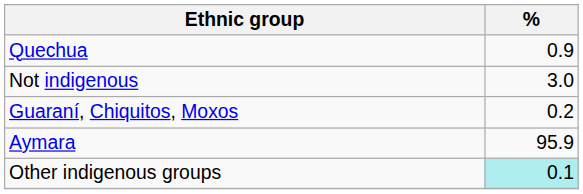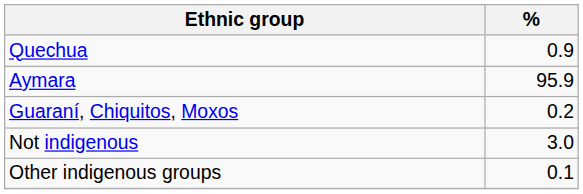rows swapped: (42, 142) <-> (74, 81)
(560, 173) paleturquoise background -> (560, 173) no background
